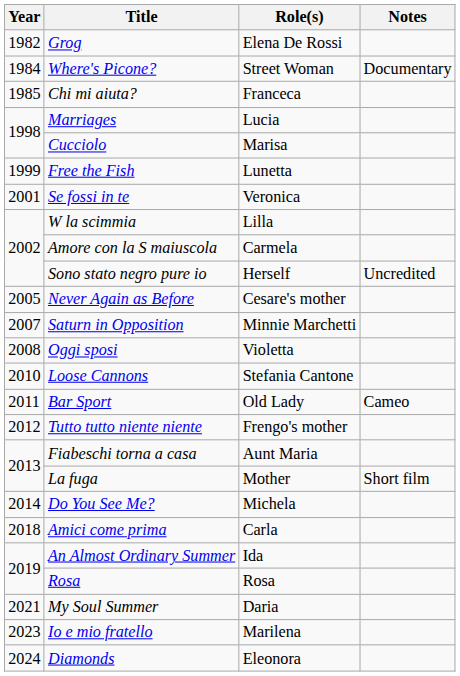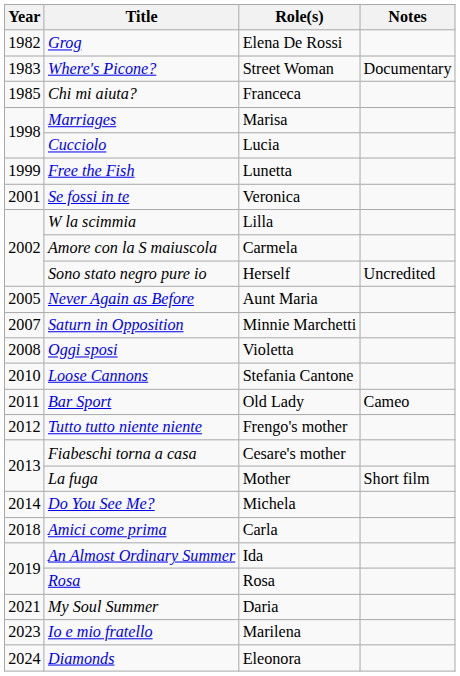(24, 68) 1984 -> (24, 68) 1983
(261, 119) Lucia -> (265, 119) Marisa
(265, 145) Marisa -> (261, 145) Lucia
(294, 299) Cesare's mother -> (280, 299) Aunt Maria
(280, 453) Aunt Maria -> (294, 453) Cesare's mother
